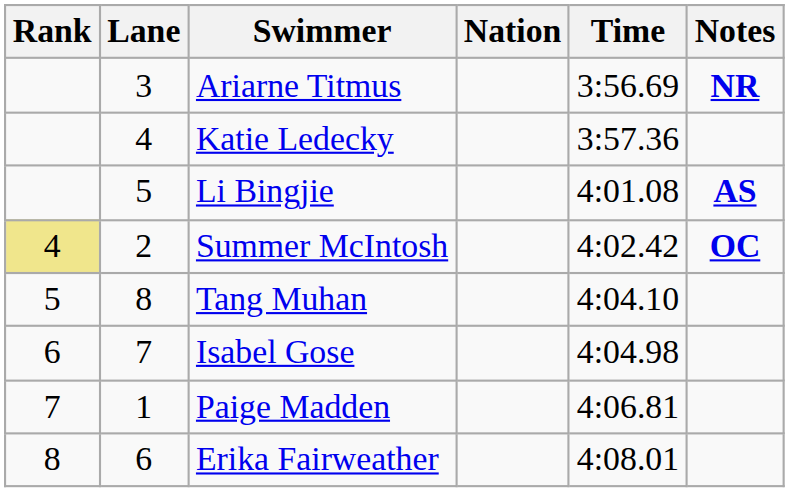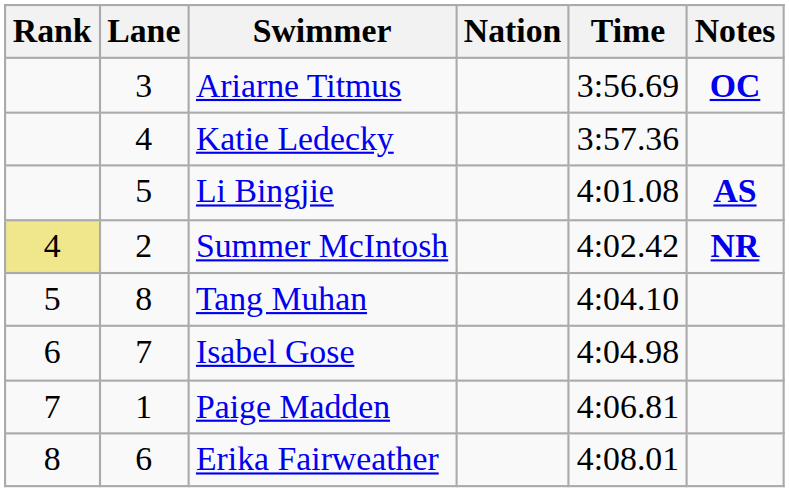(735, 84) NR -> (735, 84) OC
(735, 245) OC -> (735, 245) NR
